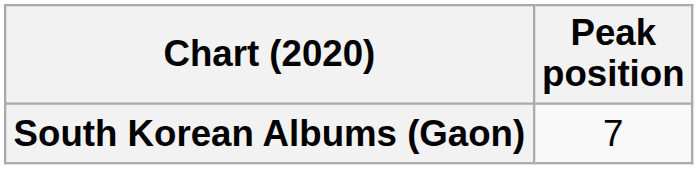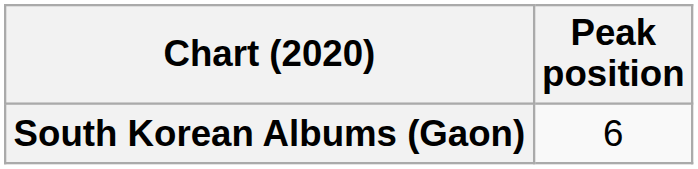(613, 132) 7 -> (613, 132) 6
